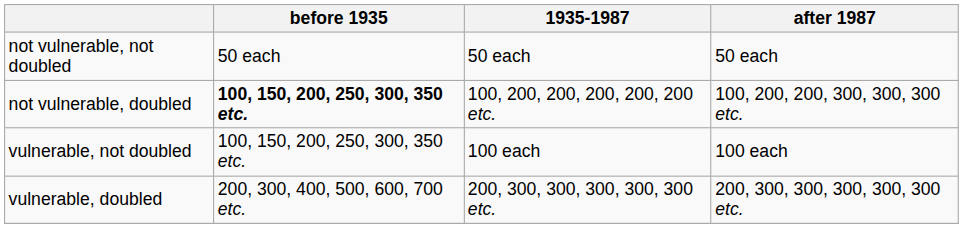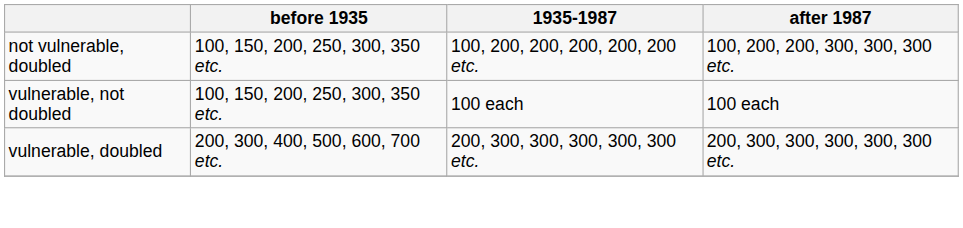- row: (81, 56)
(330, 103) bold -> (307, 56) normal
